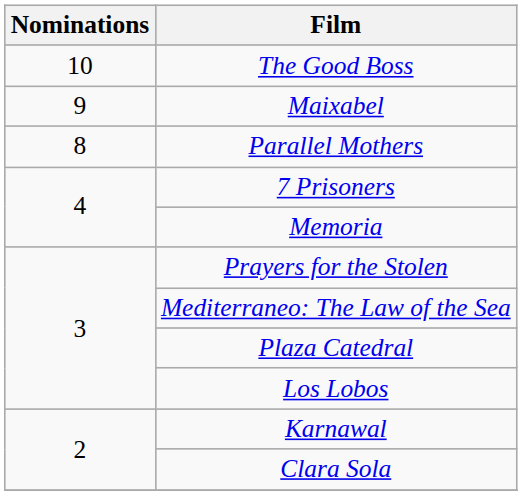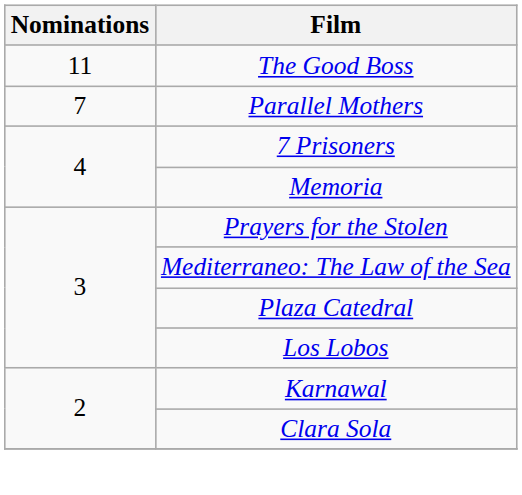(80, 65) 10 -> (80, 65) 11
- row: (336, 105)
(80, 146) 8 -> (80, 105) 7
